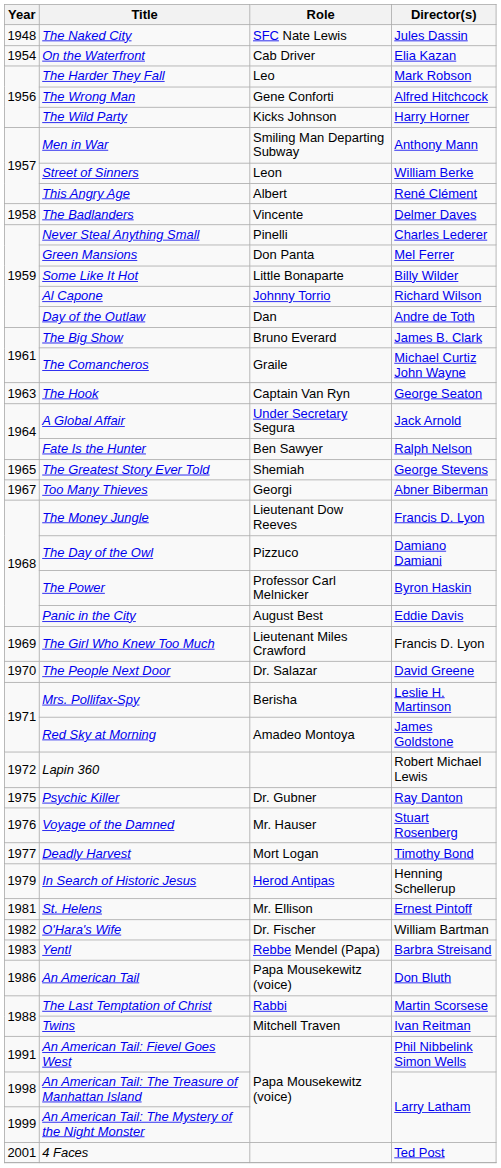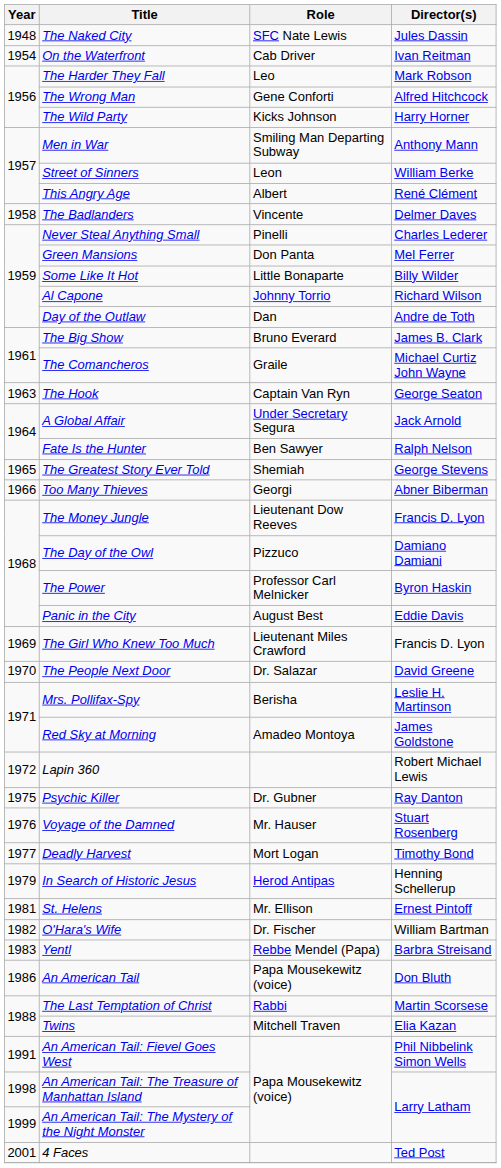(425, 55) Elia Kazan -> (432, 55) Ivan Reitman
(22, 490) 1967 -> (22, 490) 1966
(432, 1026) Ivan Reitman -> (425, 1026) Elia Kazan
